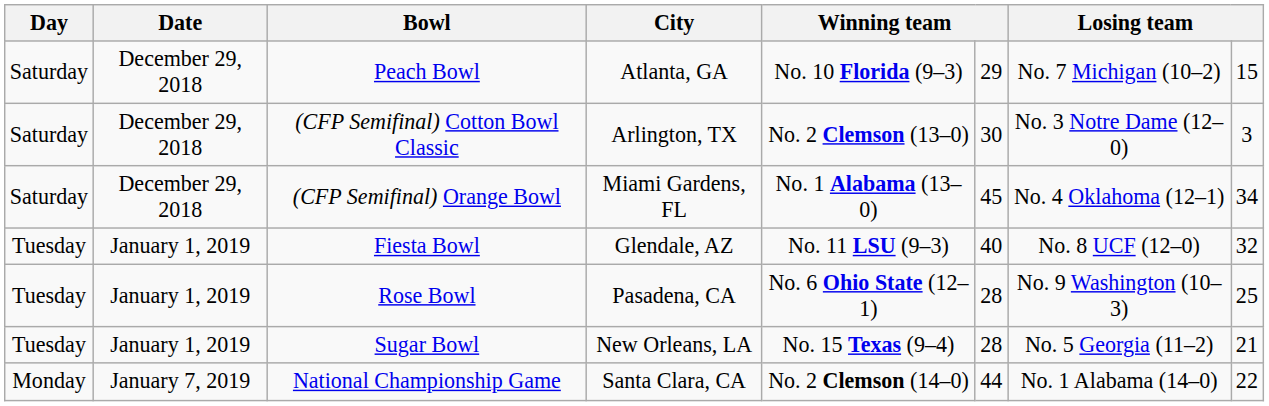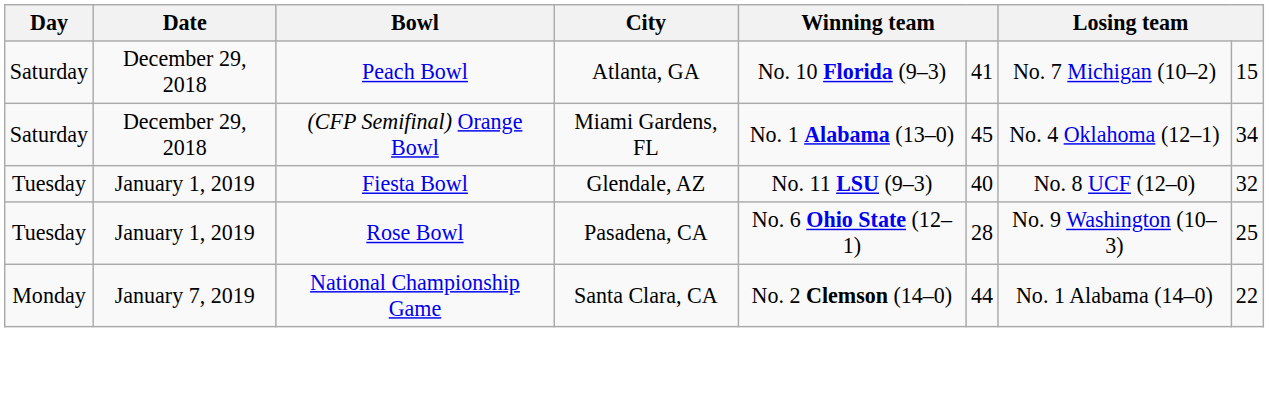(991, 72) 29 -> (982, 72) 41
- row: (427, 134)
- row: (427, 345)
